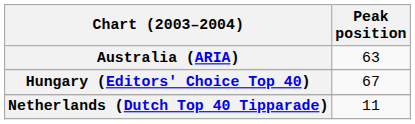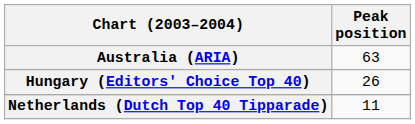(371, 82) 67 -> (371, 82) 26
